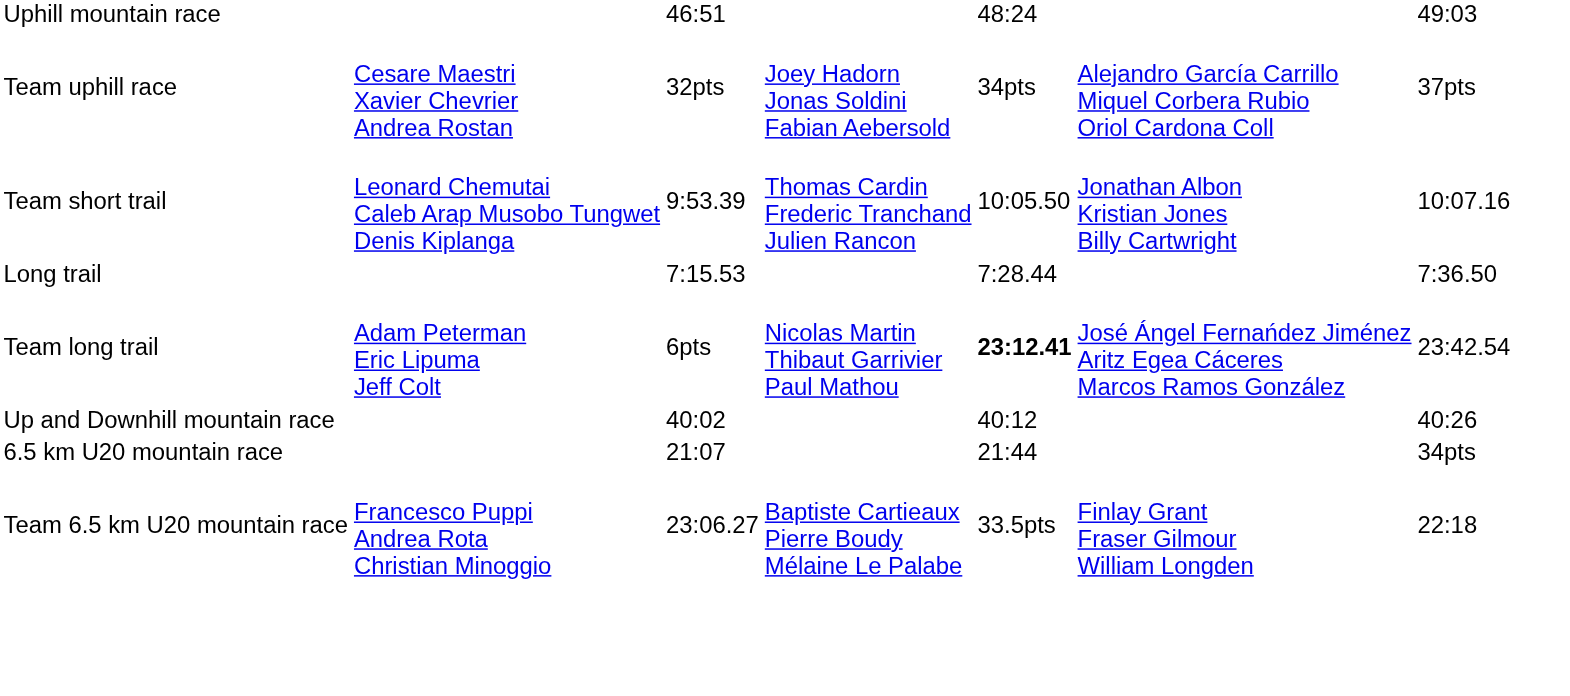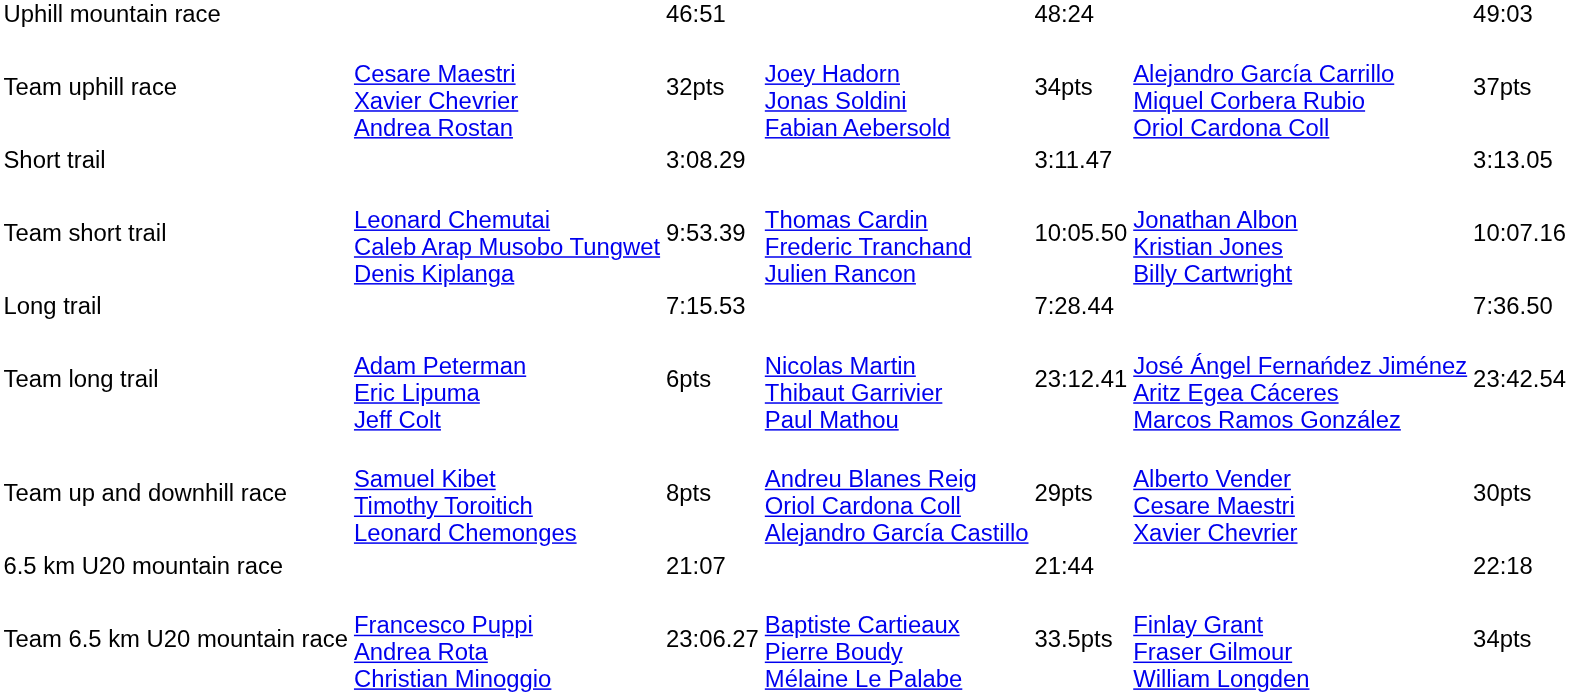+ row: (54, 160)
(1025, 346) bold -> (1081, 379) normal
- row: (169, 419)
+ row: (145, 492)
(1447, 452) 34pts -> (1503, 565) 22:18
(1447, 525) 22:18 -> (1502, 638) 34pts
